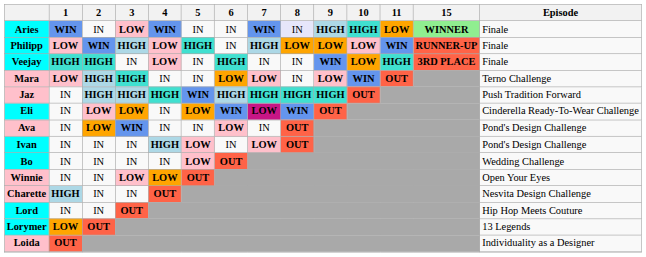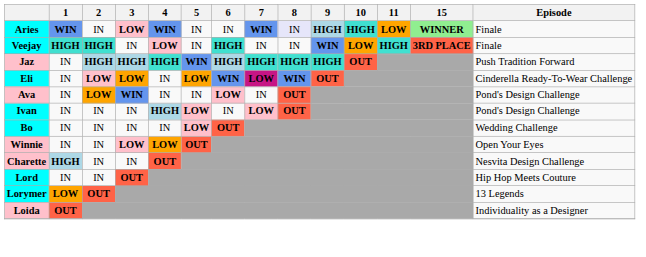- row: (27, 45)
- row: (27, 78)
